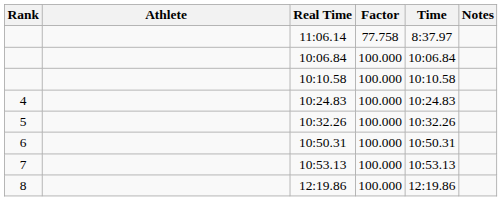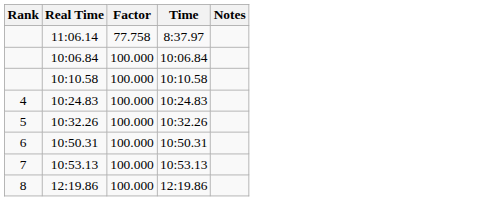- column: (166, 15)
